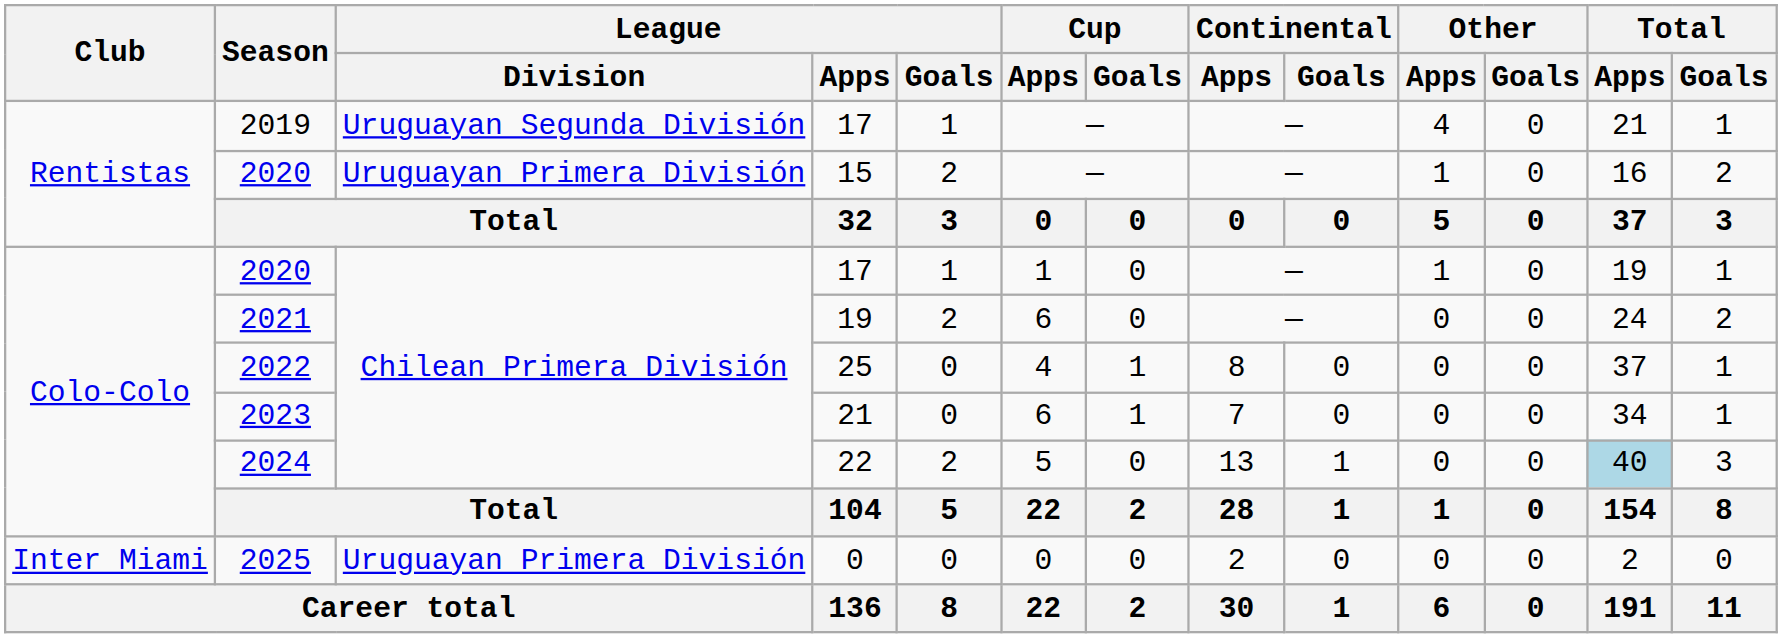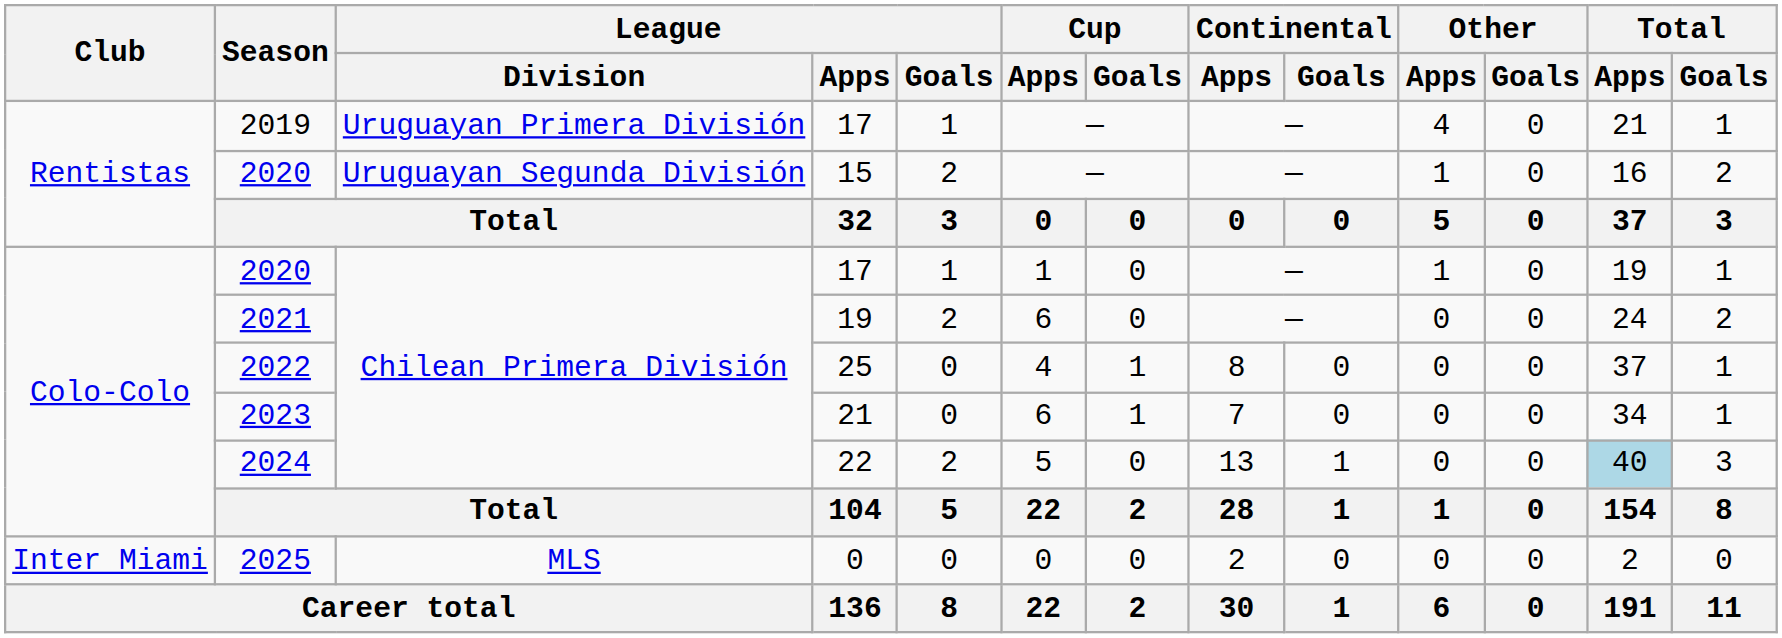(574, 126) Uruguayan Segunda División -> (574, 126) Uruguayan Primera División
(574, 174) Uruguayan Primera División -> (574, 174) Uruguayan Segunda División
(574, 561) Uruguayan Primera División -> (574, 561) MLS
